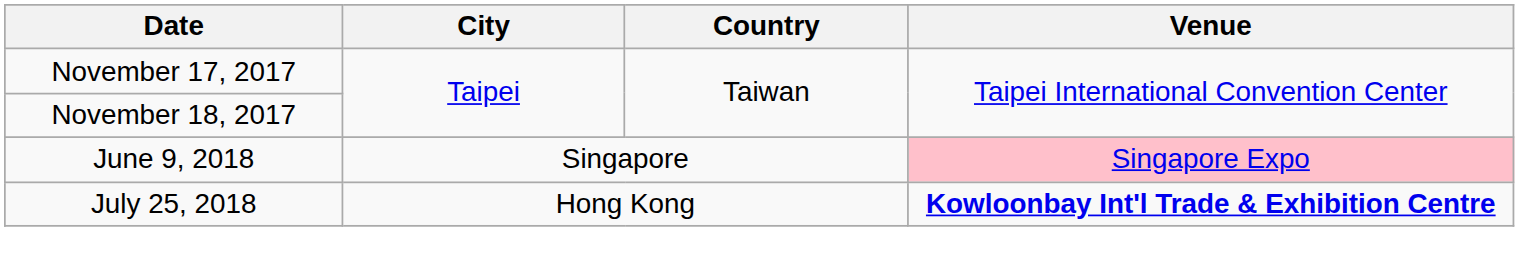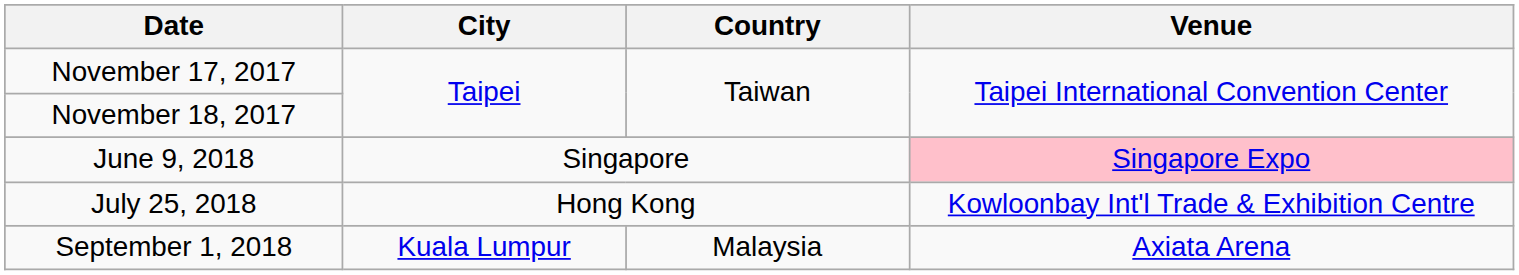(1211, 203) bold -> (1211, 203) normal
+ row: (174, 247)
